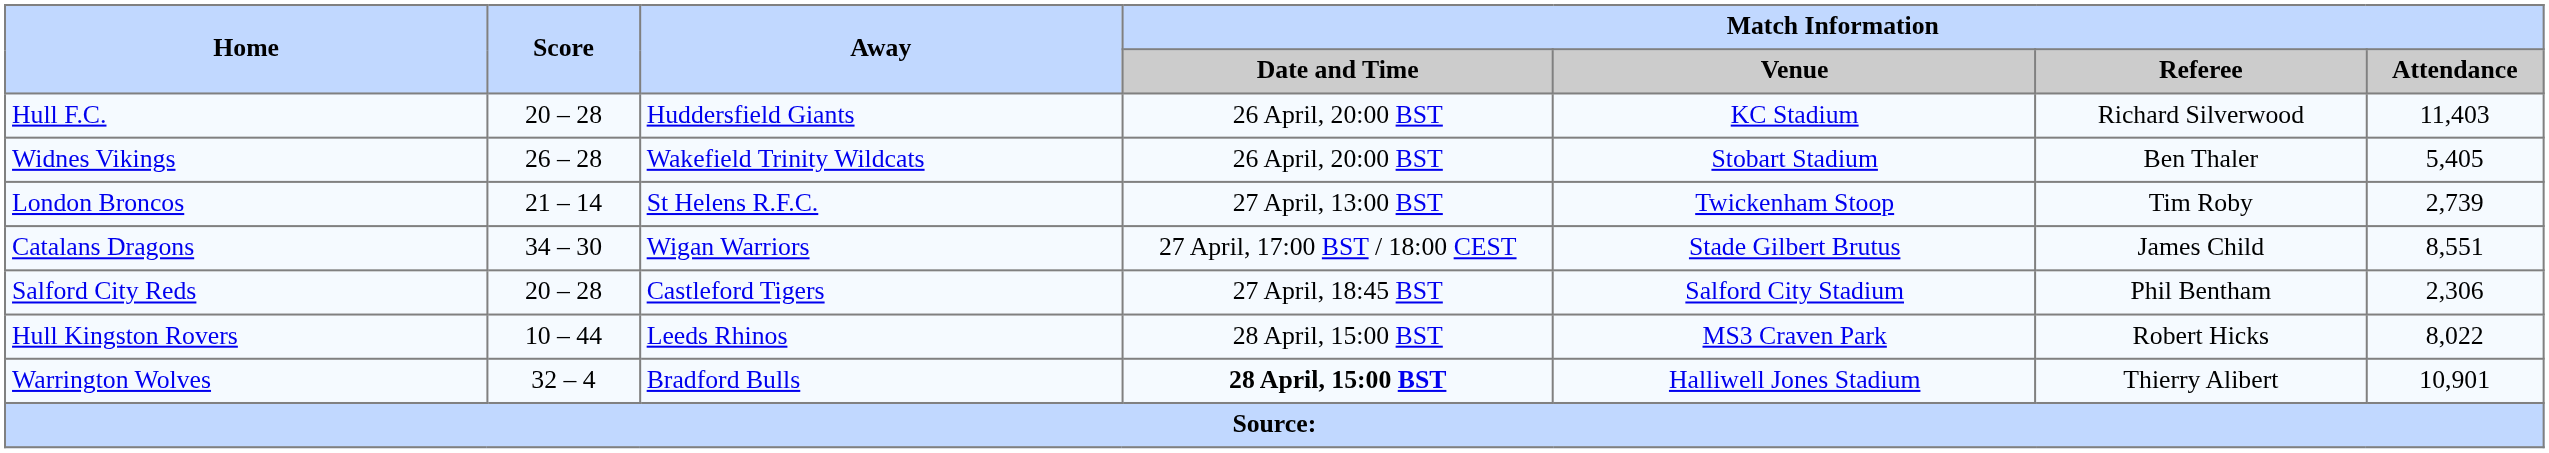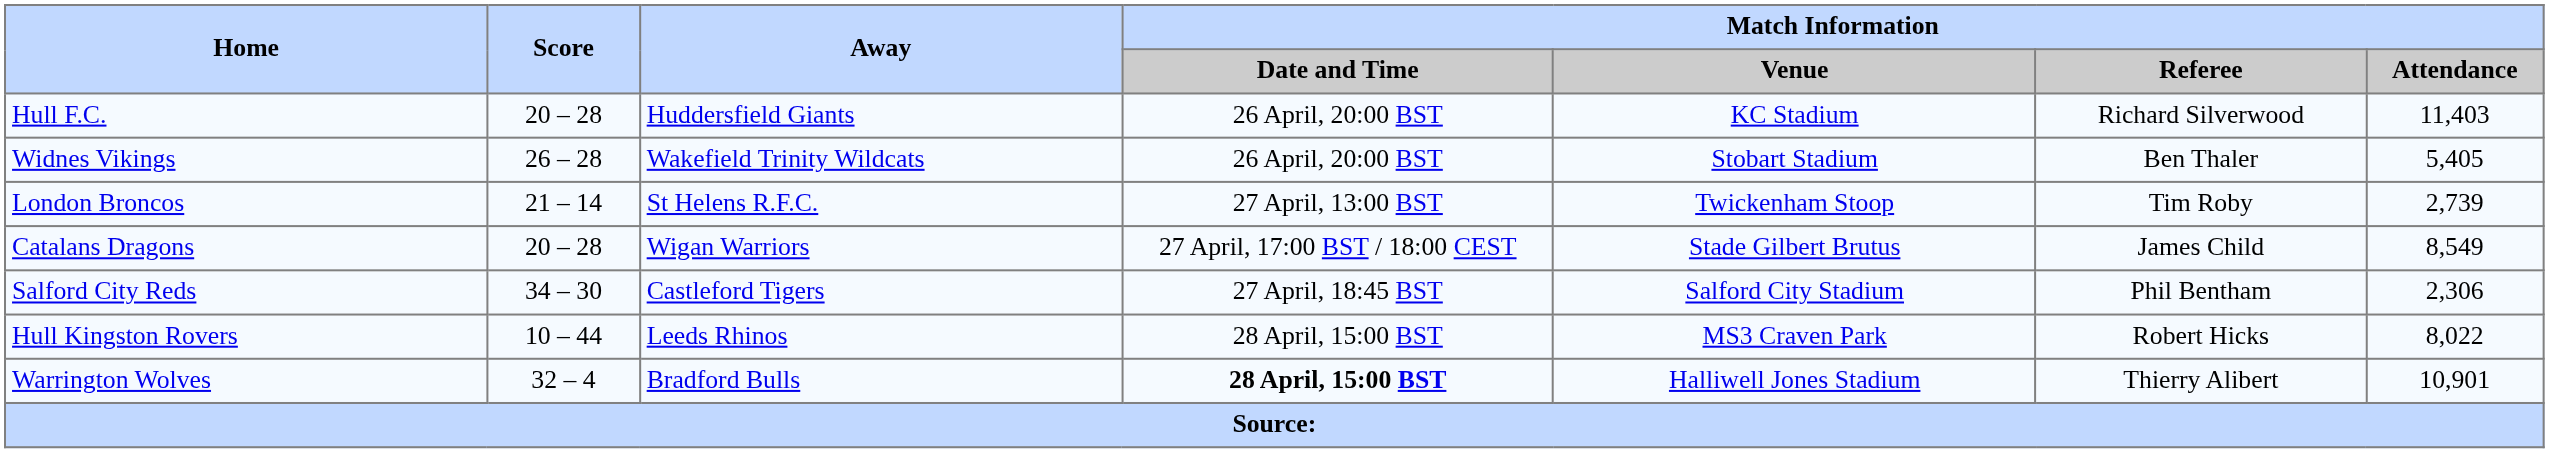(563, 247) 34 – 30 -> (563, 247) 20 – 28
(2455, 247) 8,551 -> (2455, 247) 8,549
(563, 291) 20 – 28 -> (563, 291) 34 – 30
